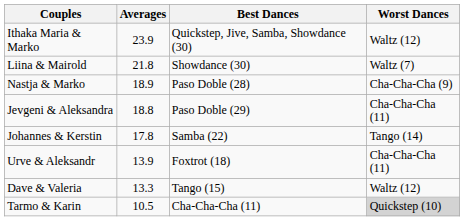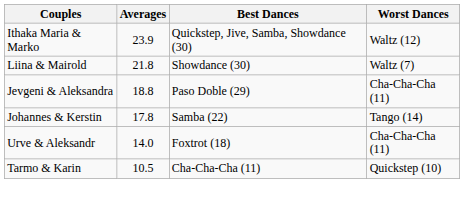- row: (46, 84)
(143, 161) 13.9 -> (143, 142) 14.0
- row: (44, 187)
(405, 206) lightgrey background -> (405, 168) no background
